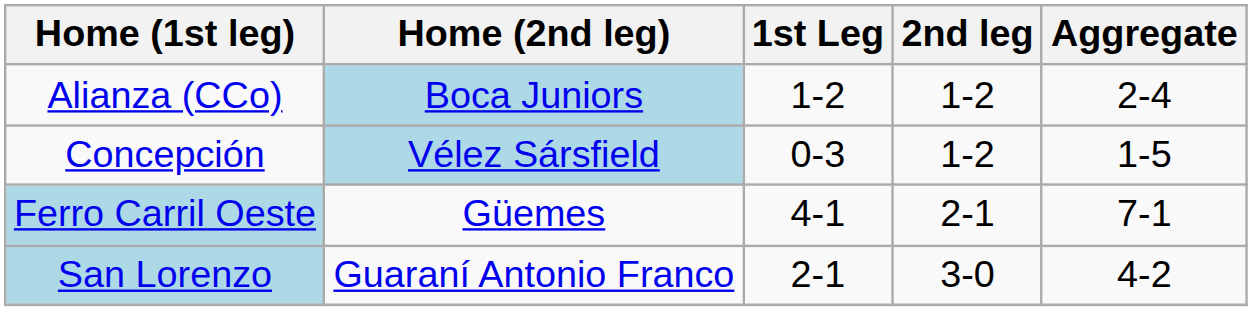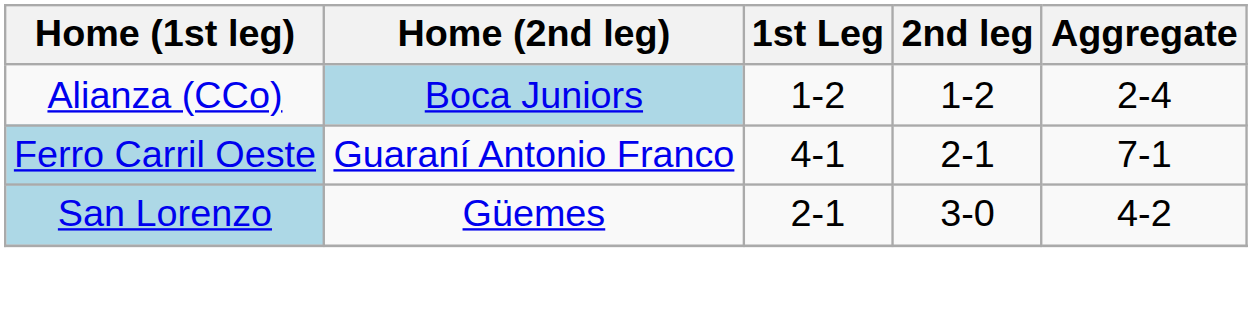- row: (165, 154)
(534, 214) Güemes -> (534, 154) Guaraní Antonio Franco
(534, 273) Guaraní Antonio Franco -> (534, 214) Güemes
